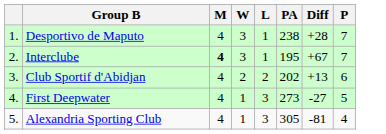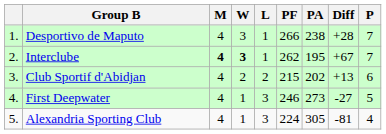+ column: (289, 14)
(243, 56) normal -> (243, 56) bold
